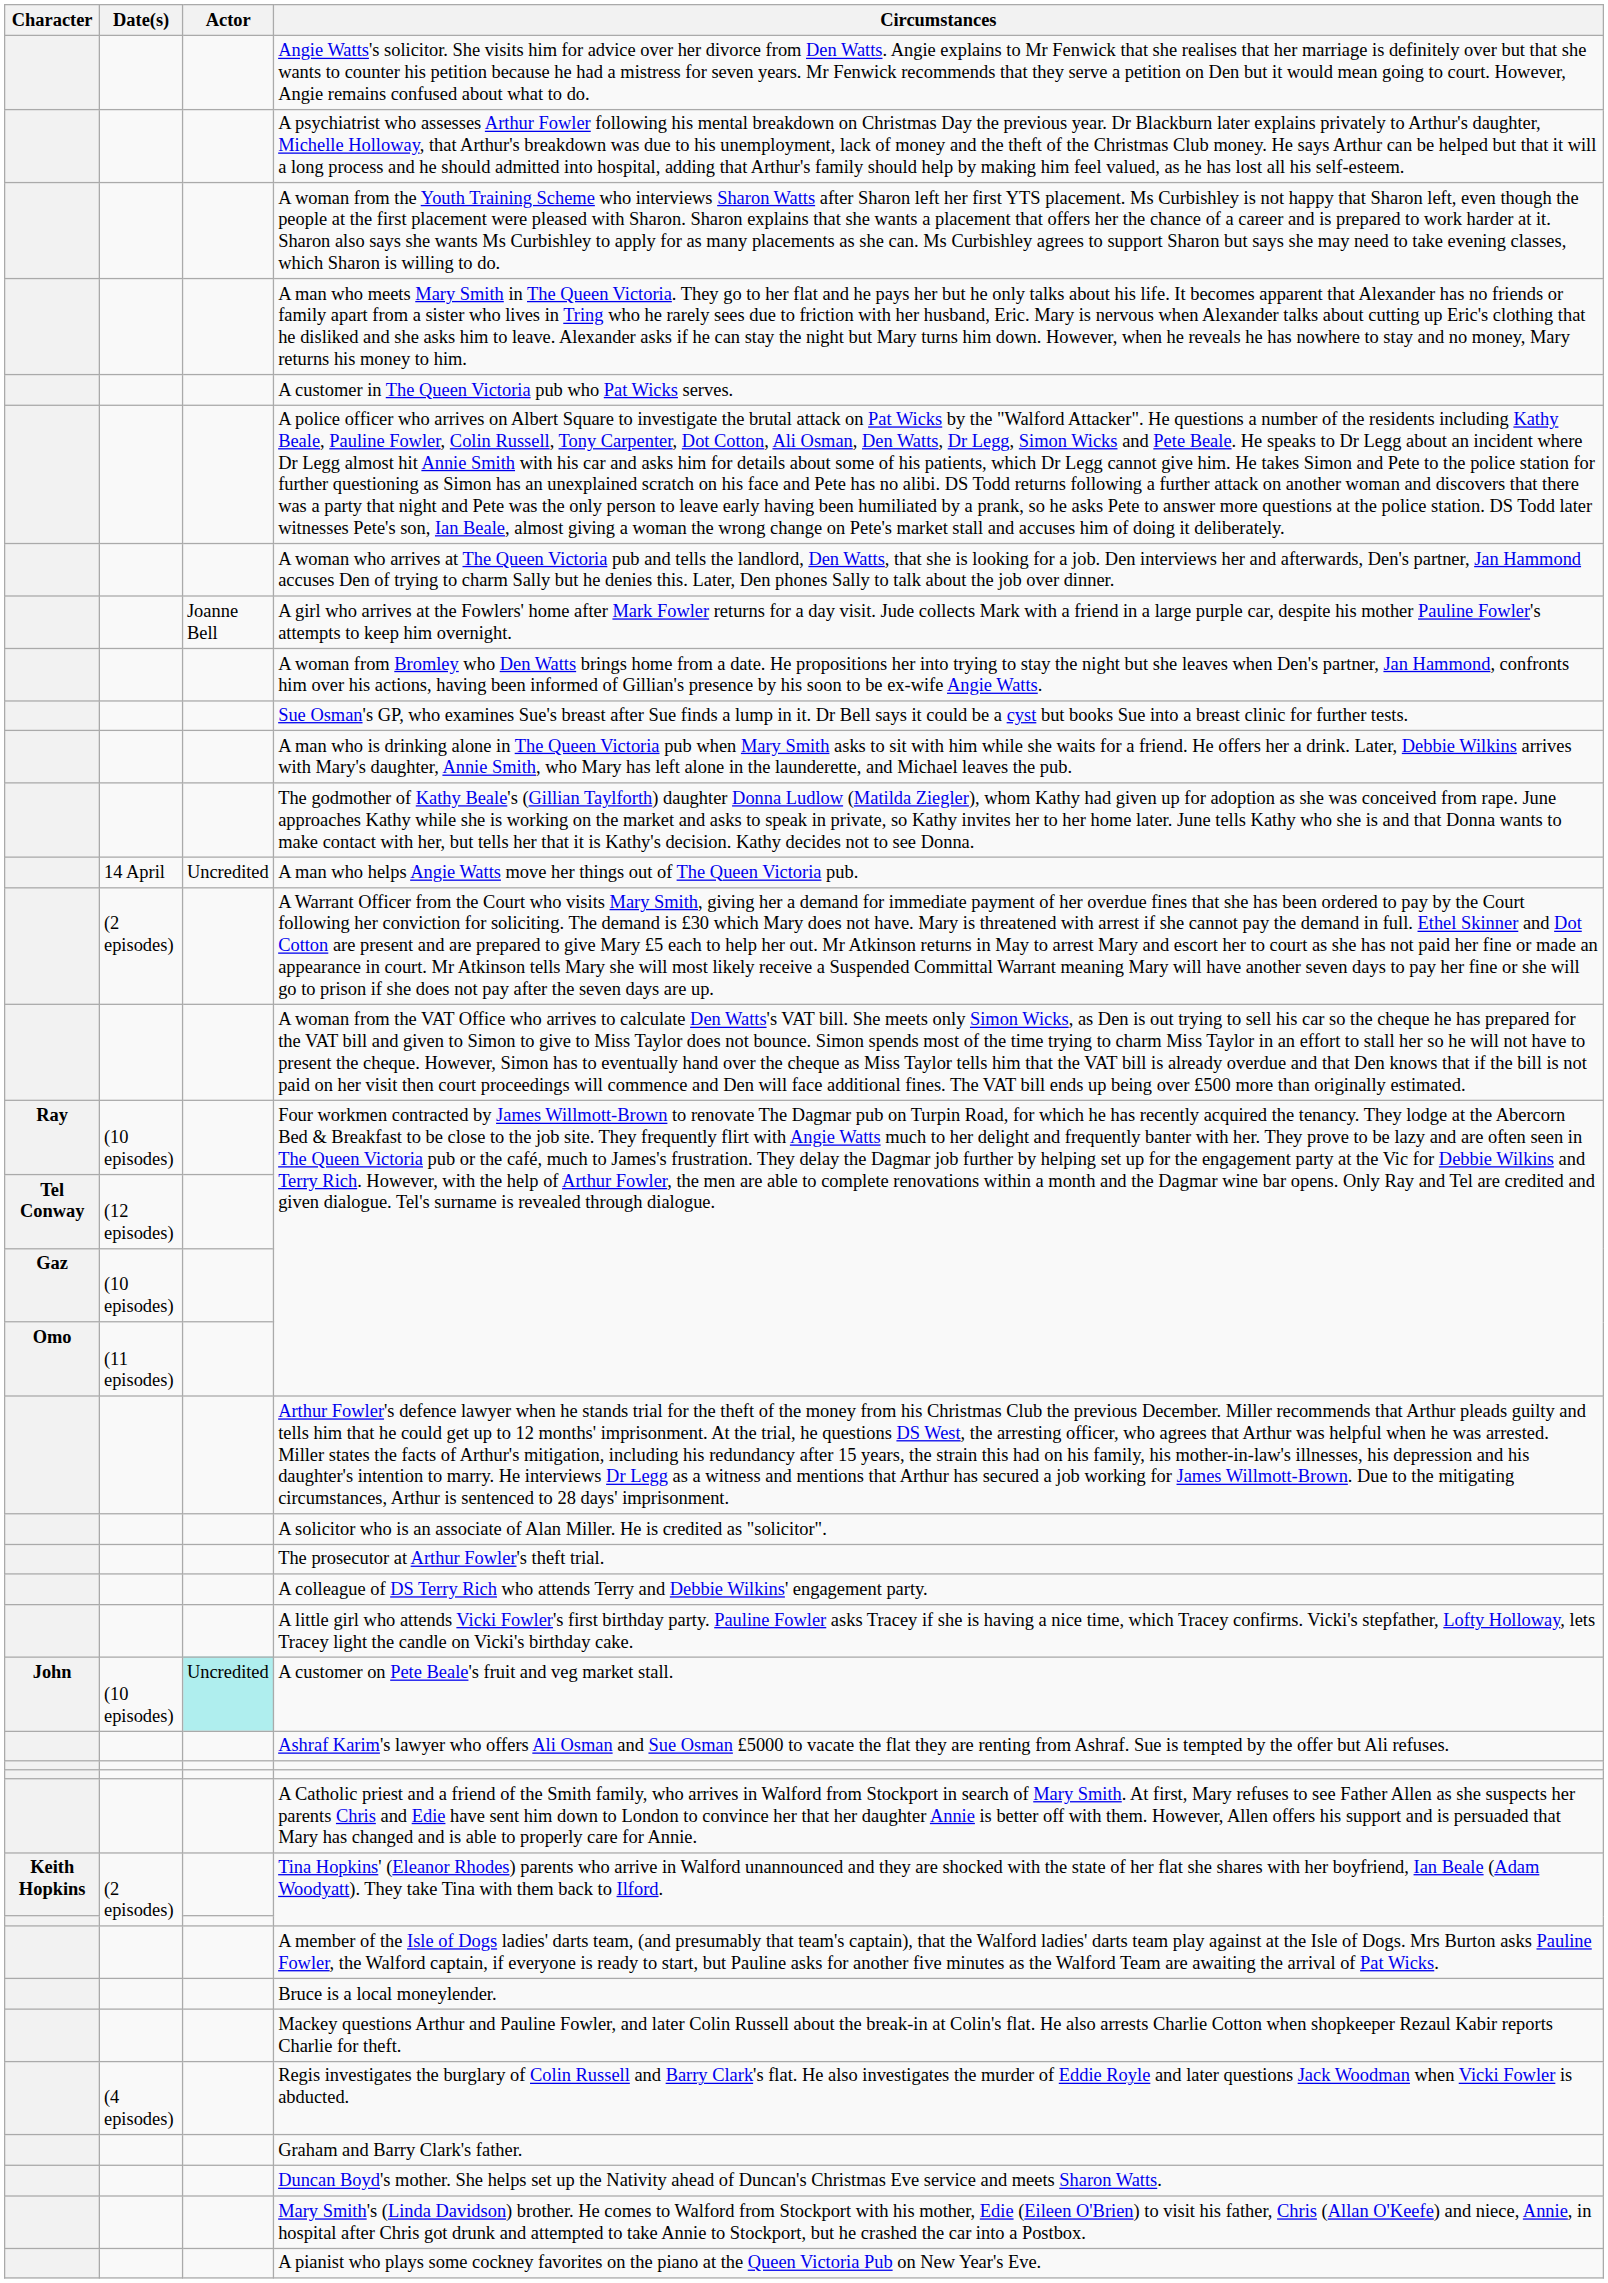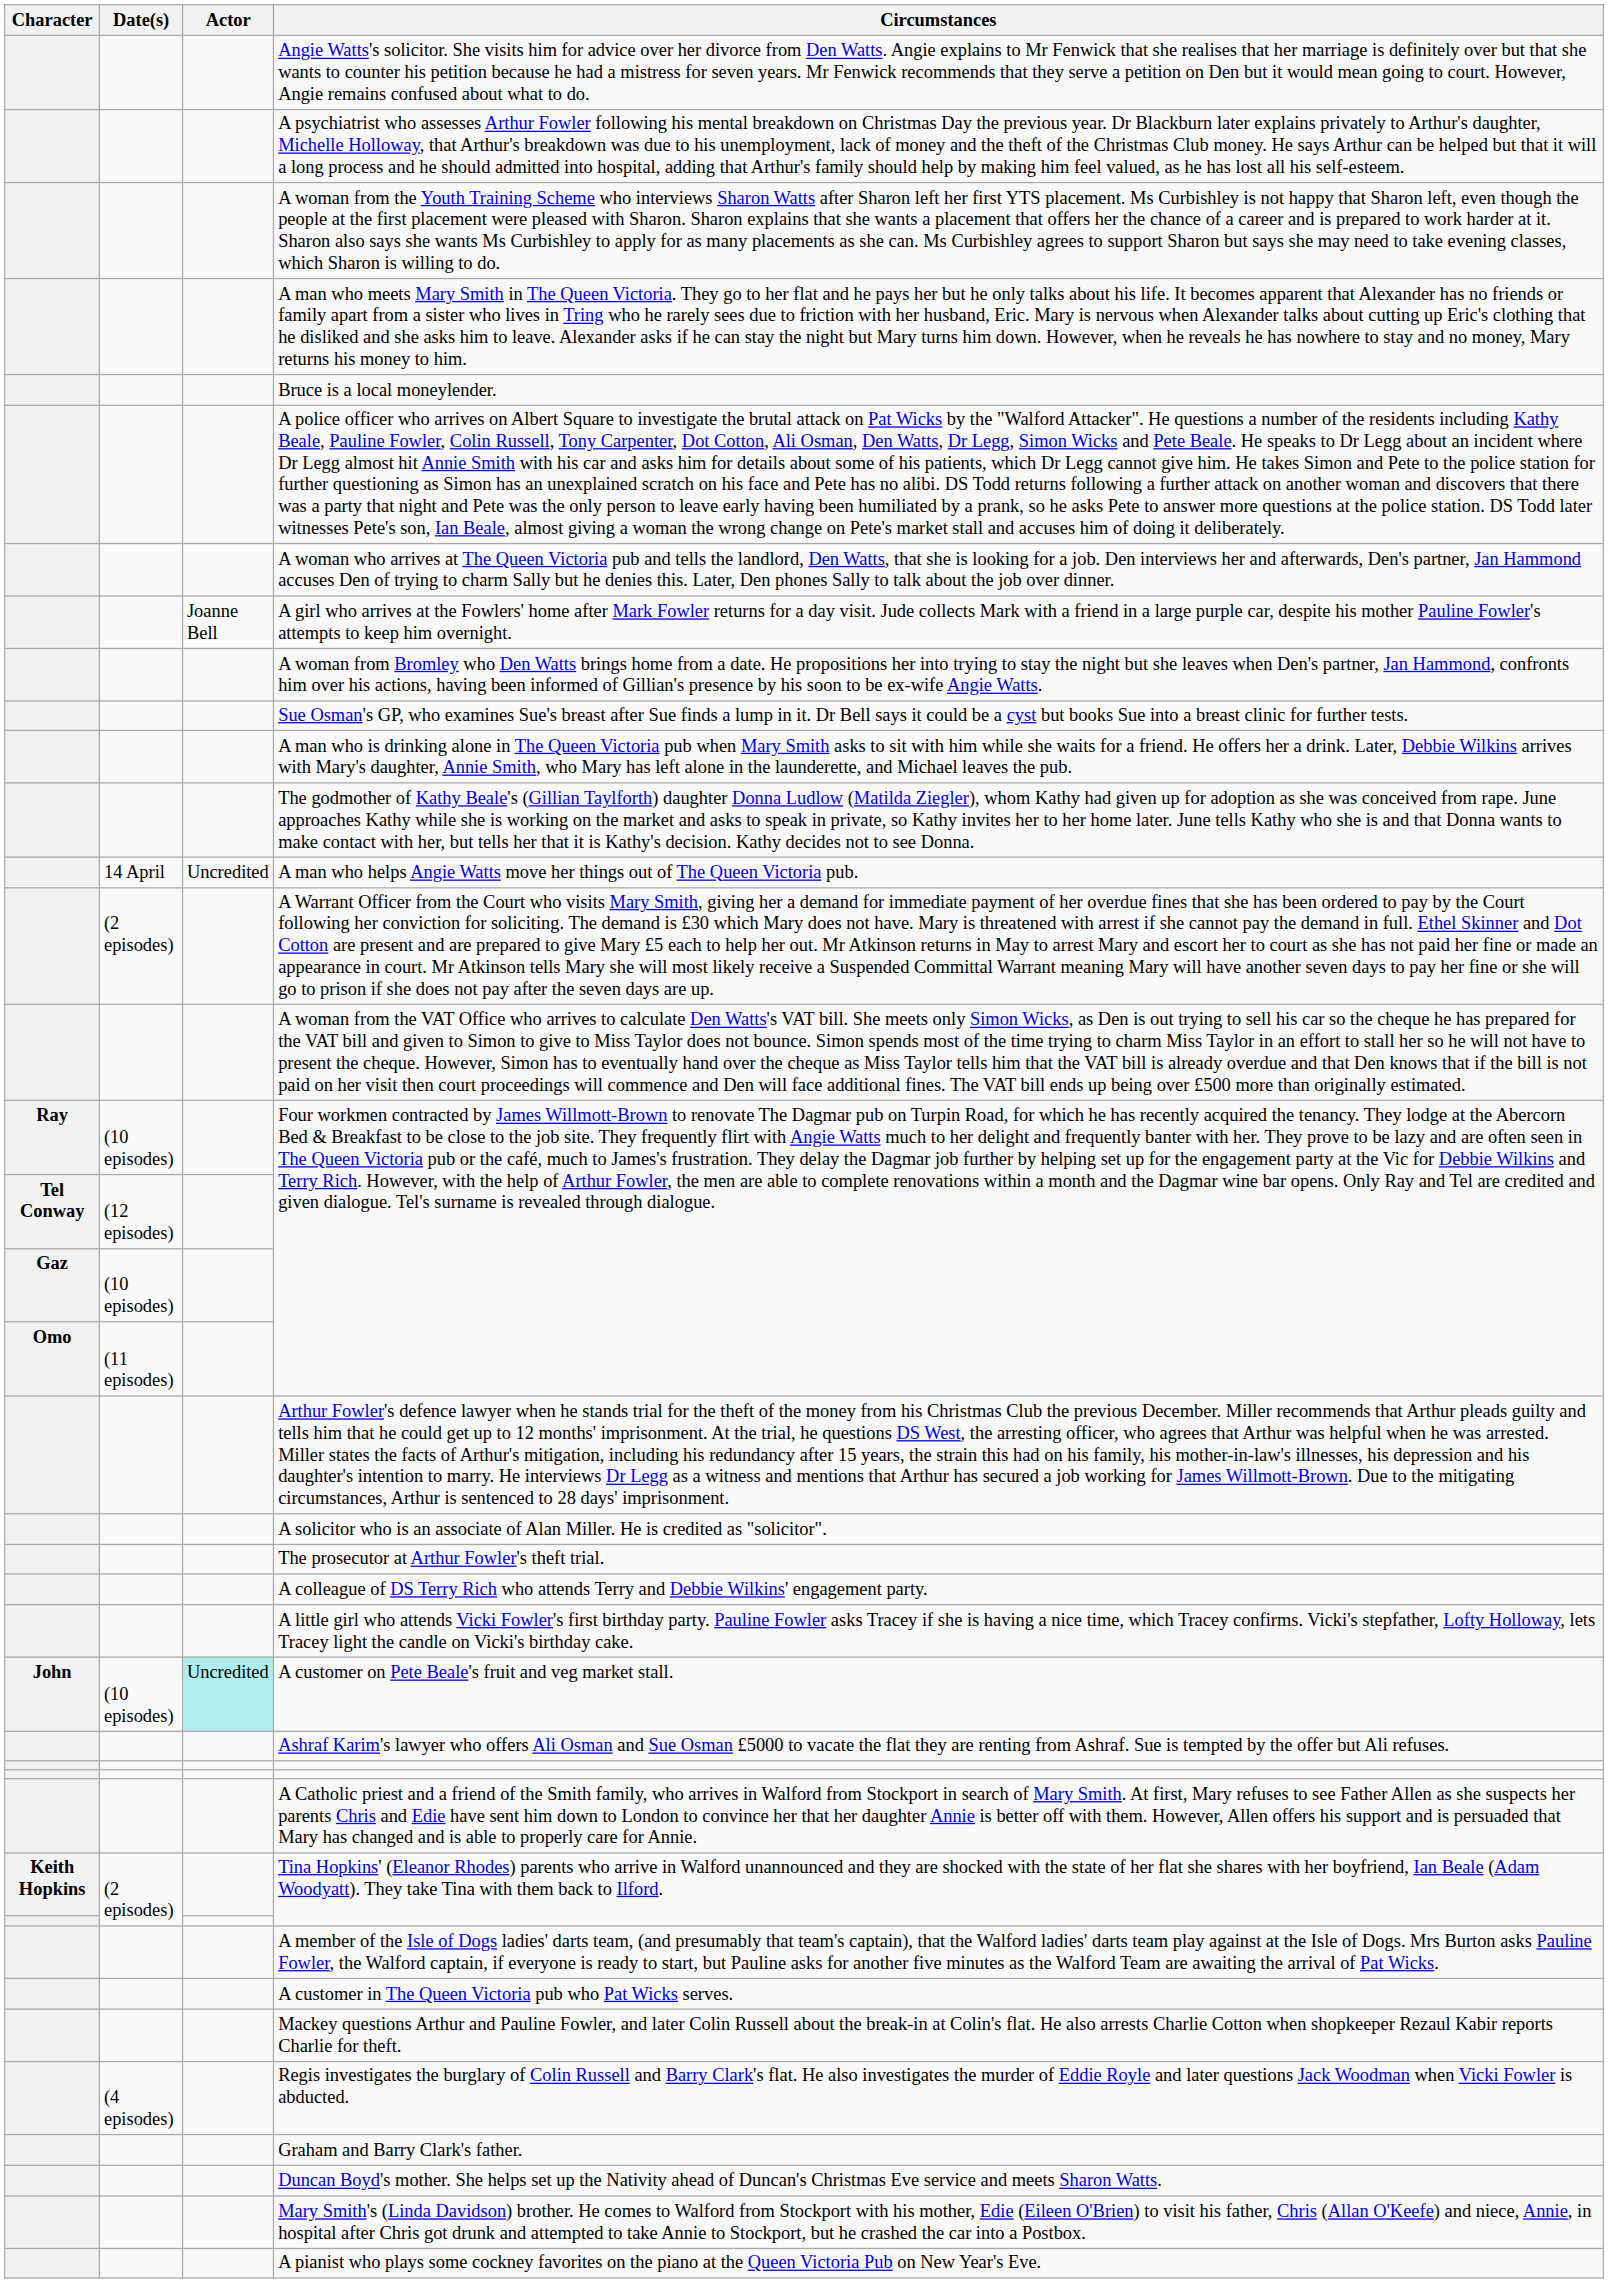rows swapped: (52, 390) <-> (52, 1994)
